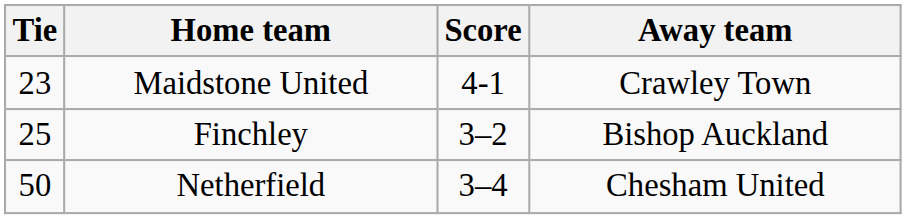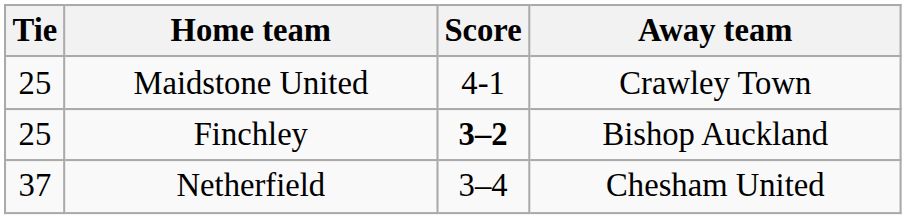(35, 82) 23 -> (35, 82) 25
(483, 133) normal -> (483, 133) bold
(35, 185) 50 -> (35, 185) 37
